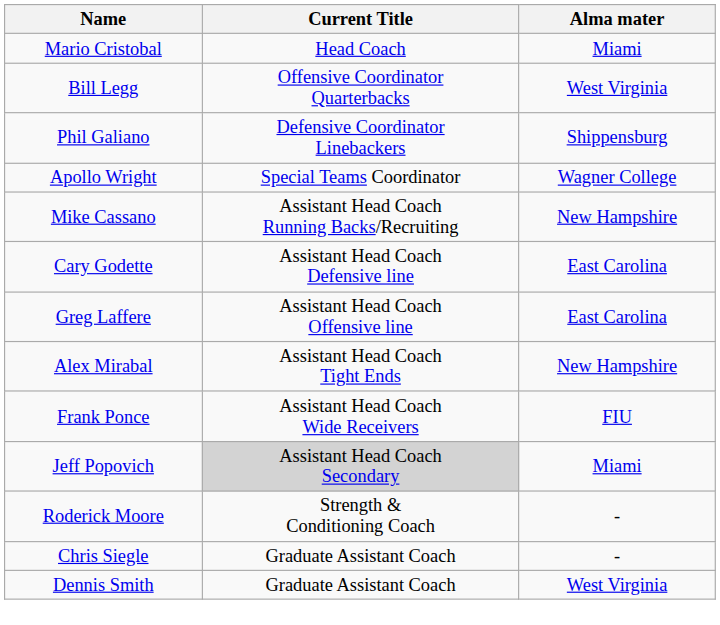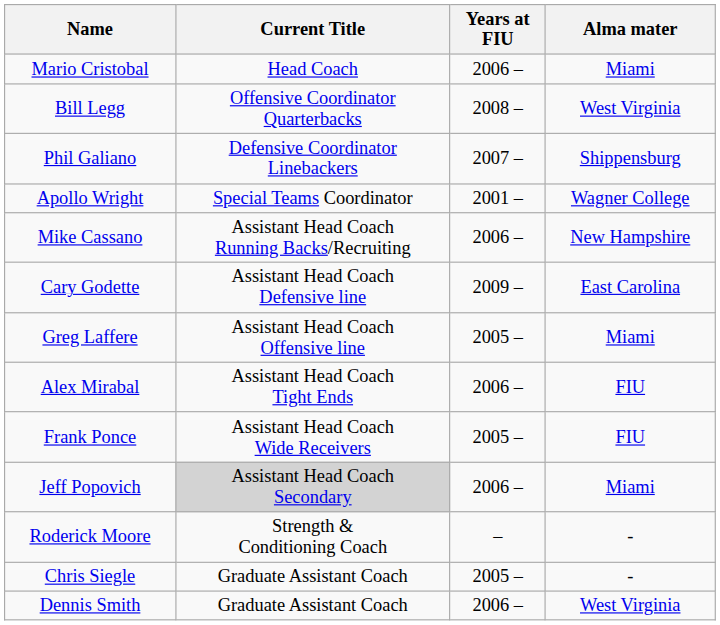+ column: (498, 29)
(617, 316) East Carolina -> (630, 337) Miami
(617, 366) New Hampshire -> (630, 387) FIU
